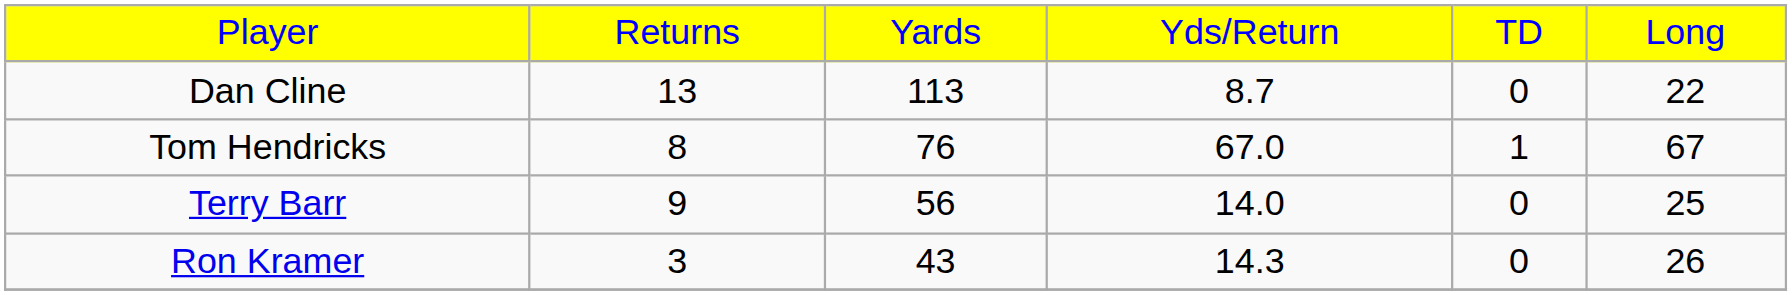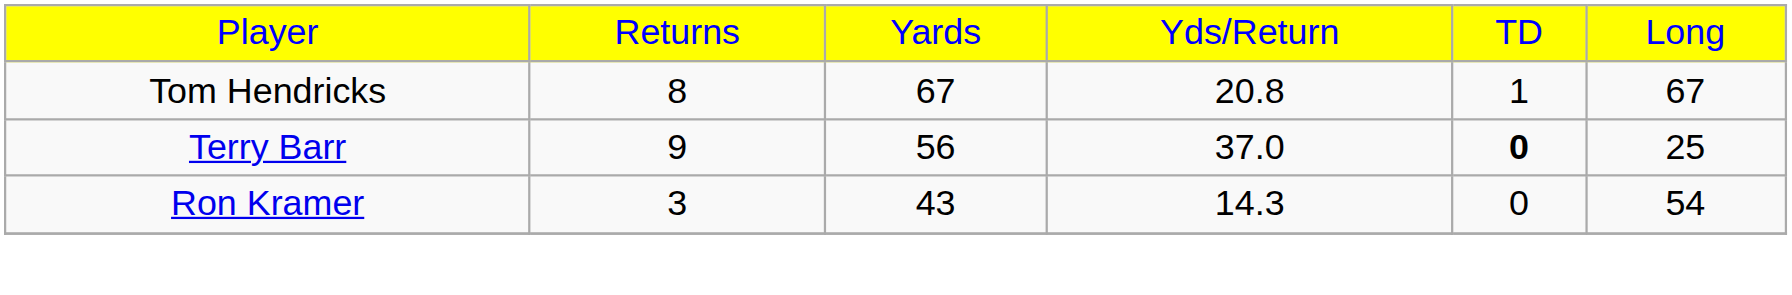- row: (268, 89)
(936, 146) 76 -> (936, 89) 67
(1250, 146) 67.0 -> (1250, 89) 20.8
(1250, 203) 14.0 -> (1250, 146) 37.0
(1519, 203) normal -> (1519, 146) bold
(1685, 260) 26 -> (1685, 203) 54
